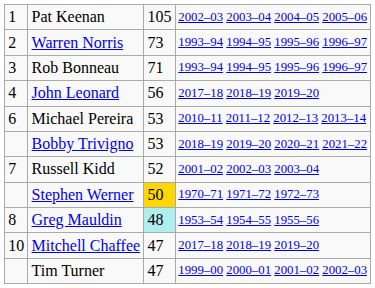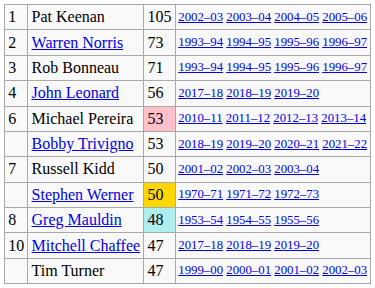(156, 118) no background -> (156, 118) pink background
(156, 169) 52 -> (156, 169) 50
